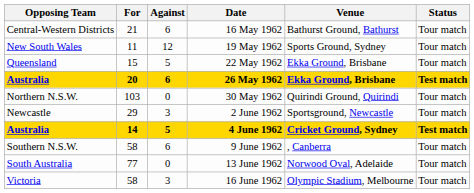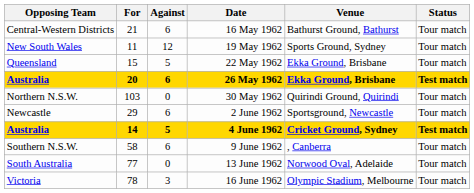(168, 113) 3 -> (168, 113) 6
(132, 180) 58 -> (132, 180) 78
